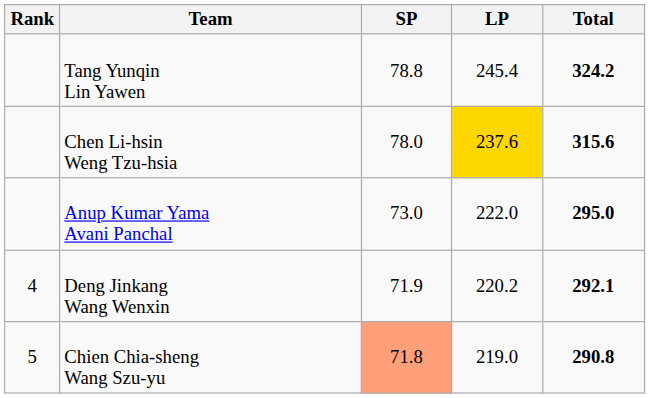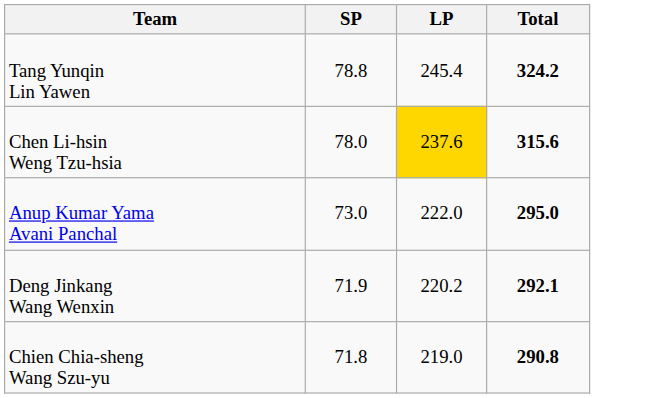- column: (32, 19)
(406, 357) lightsalmon background -> (351, 357) no background
